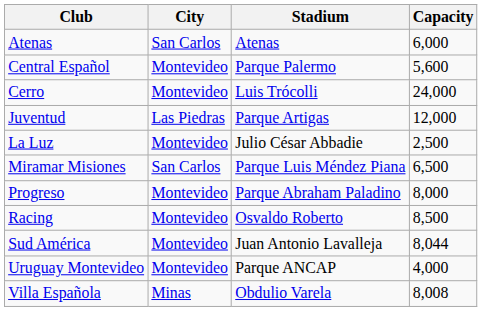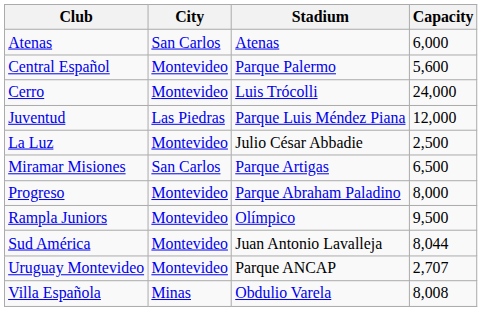(282, 117) Parque Artigas -> (320, 117) Parque Luis Méndez Piana
(320, 167) Parque Luis Méndez Piana -> (282, 167) Parque Artigas
- row: (31, 218)
+ row: (58, 218)
(431, 268) 4,000 -> (431, 268) 2,707
